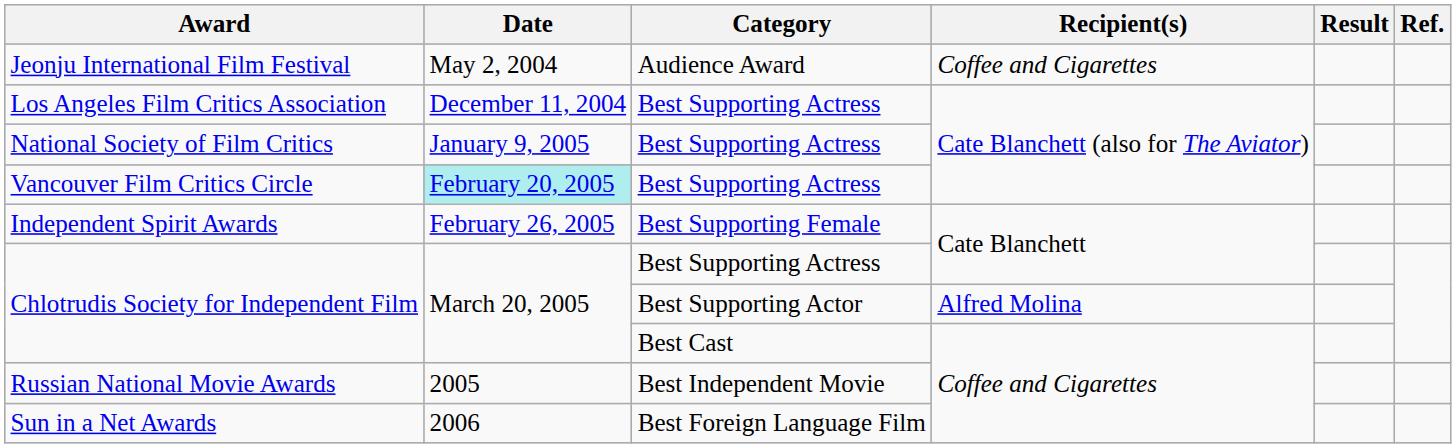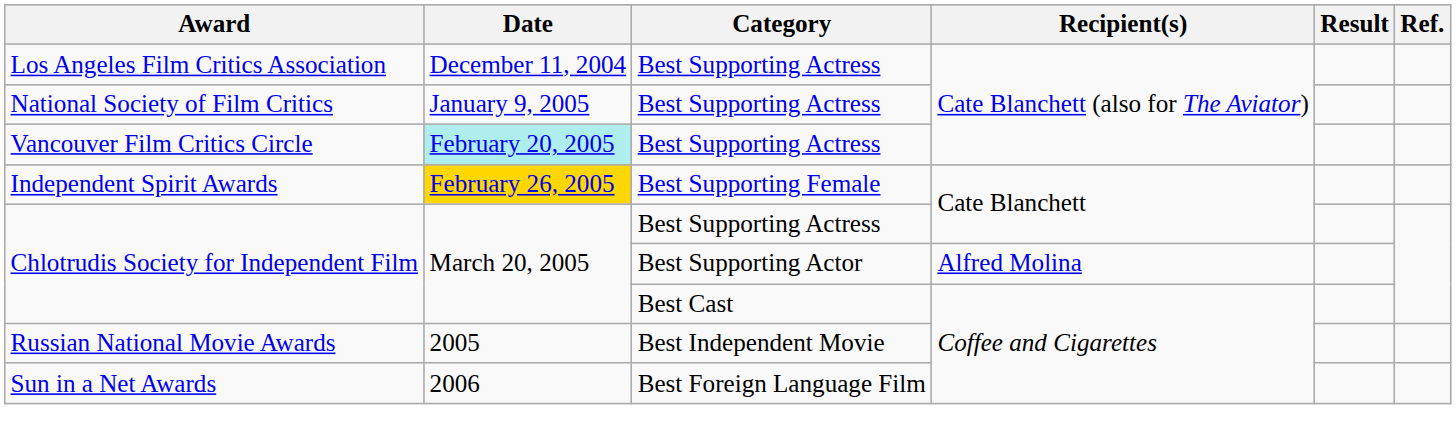- row: (180, 64)
(522, 223) no background -> (522, 183) gold background
